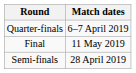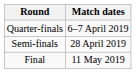rows swapped: (35, 60) <-> (35, 44)
